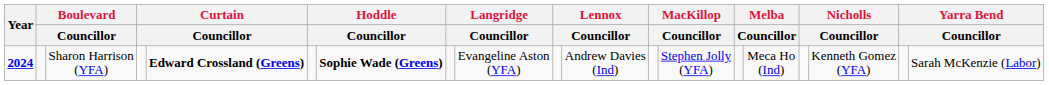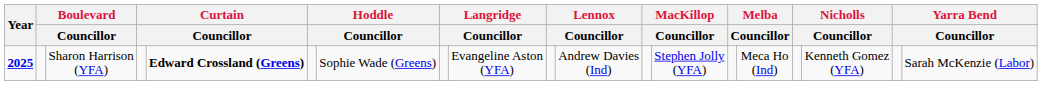(20, 63) 2024 -> (20, 63) 2025
(381, 63) bold -> (378, 63) normal
